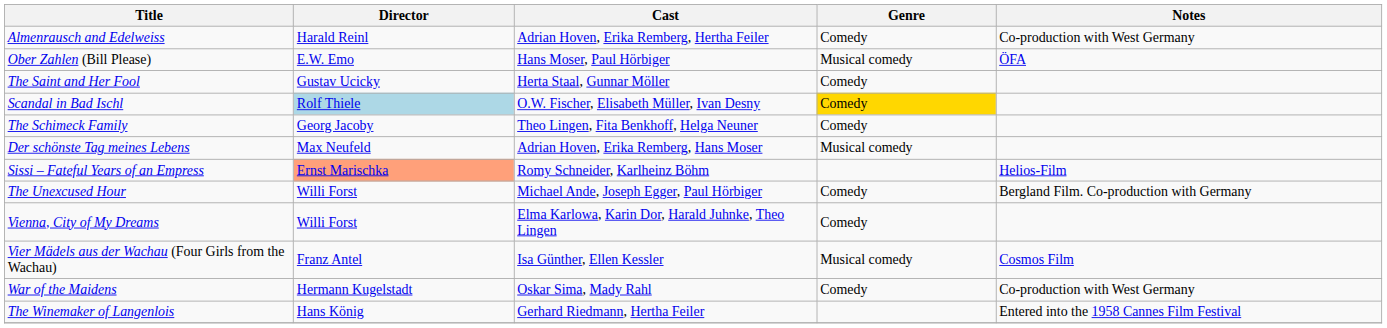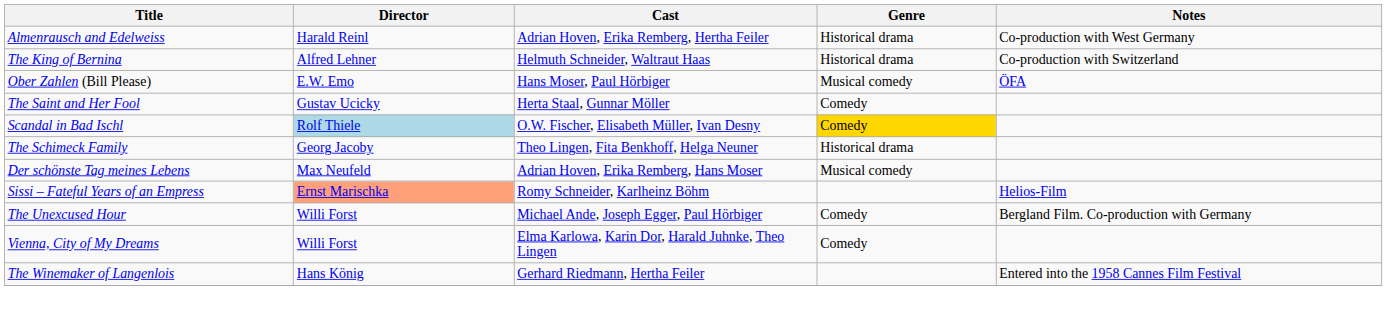(844, 37) Comedy -> (867, 37) Historical drama
+ row: (65, 59)
(844, 125) Comedy -> (867, 147) Historical drama
- row: (146, 259)
- row: (62, 289)
